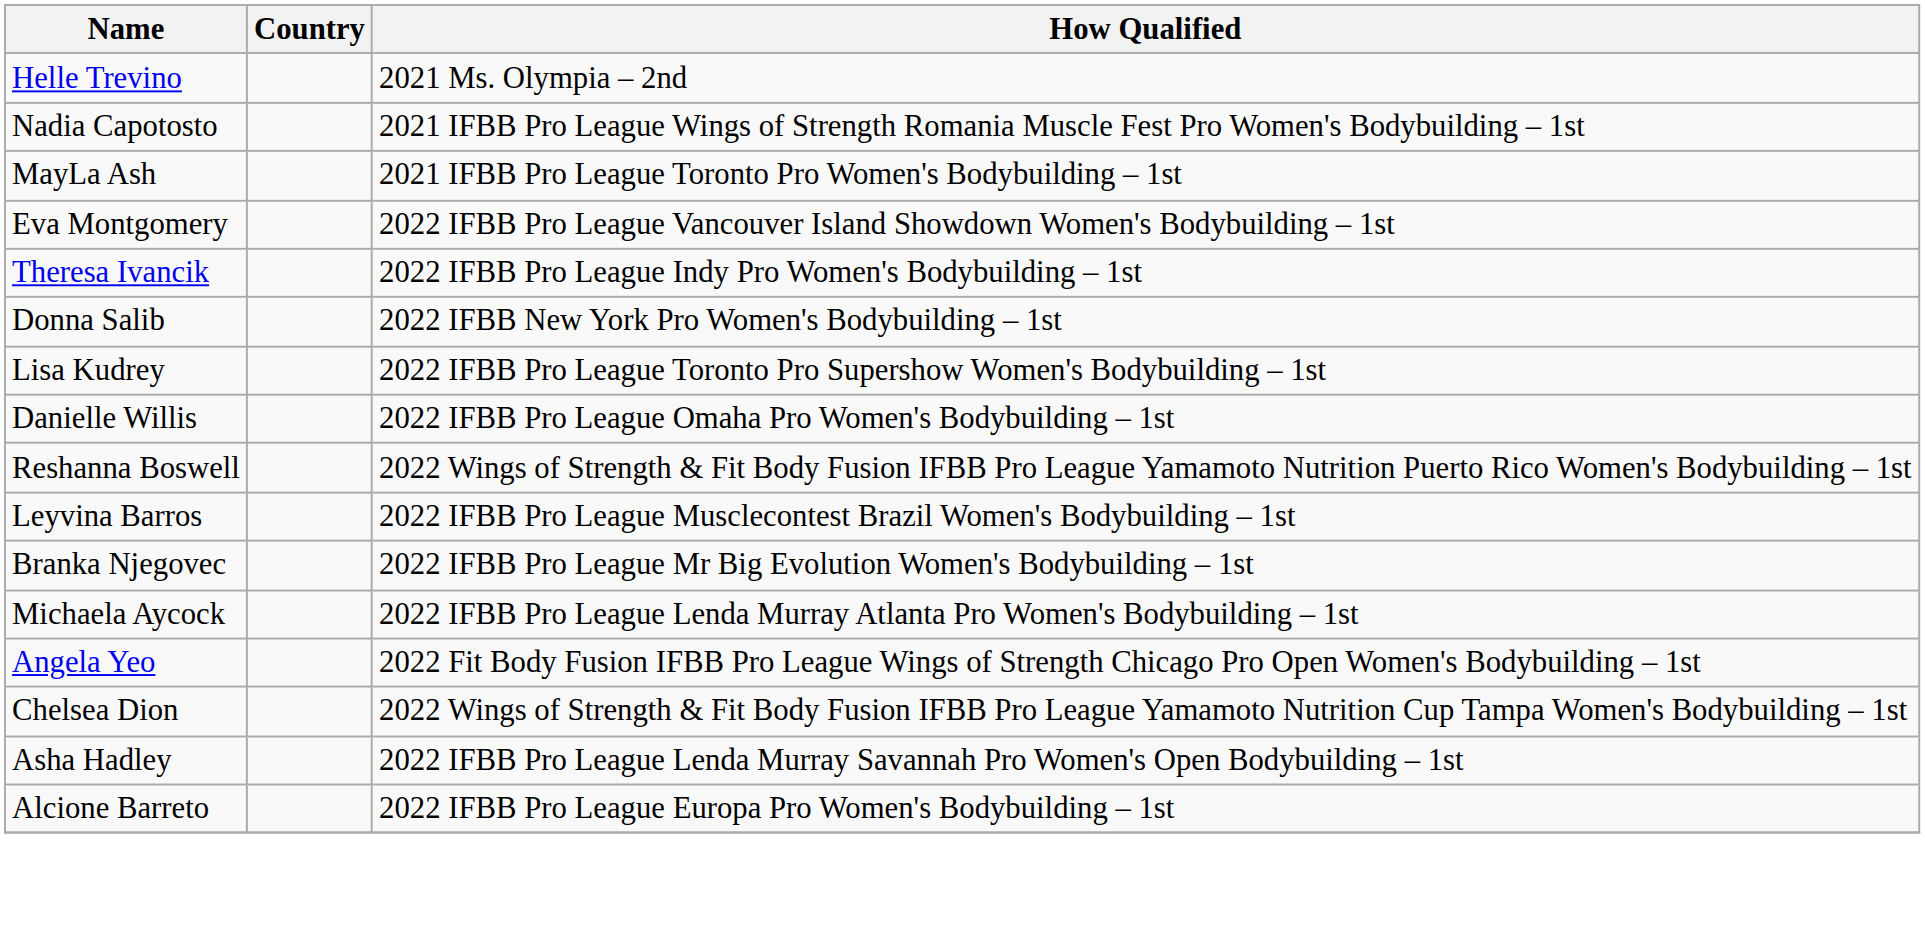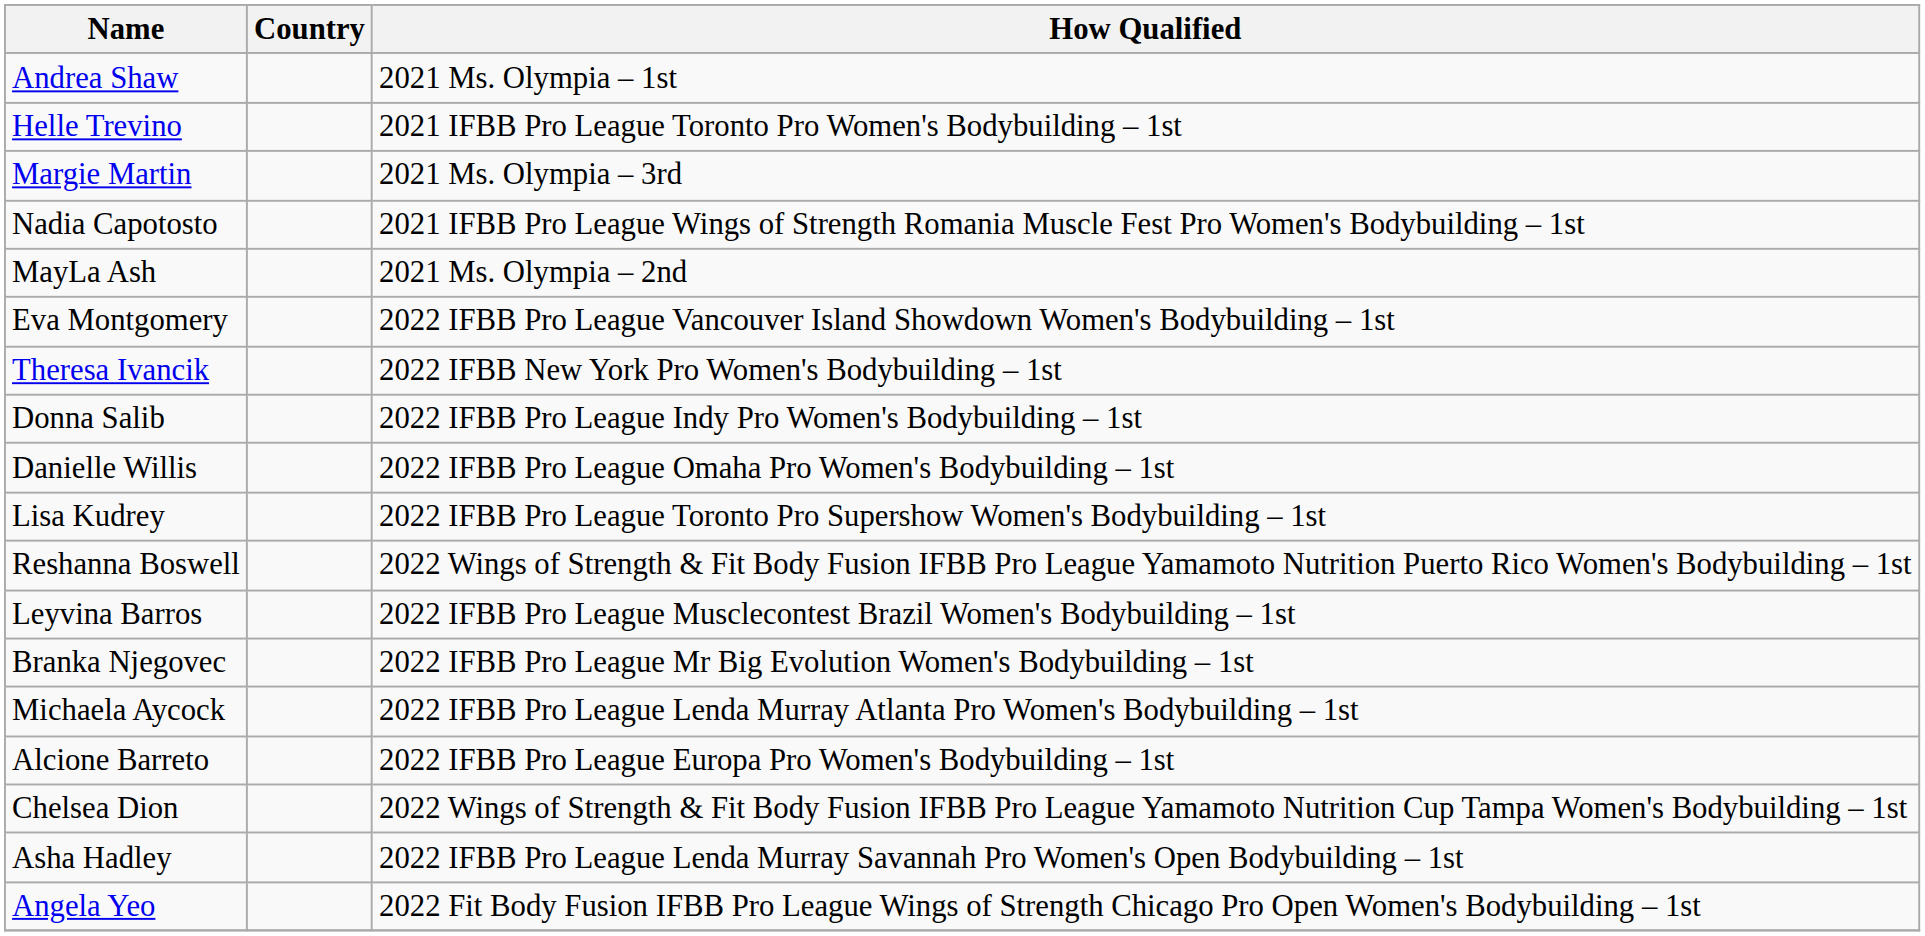+ row: (95, 77)
(533, 77) 2021 Ms. Olympia – 2nd -> (781, 126) 2021 IFBB Pro League Toronto Pro Women's Bodybuilding – 1st
+ row: (102, 175)
(781, 175) 2021 IFBB Pro League Toronto Pro Women's Bodybuilding – 1st -> (533, 272) 2021 Ms. Olympia – 2nd
(761, 272) 2022 IFBB Pro League Indy Pro Women's Bodybuilding – 1st -> (720, 369) 2022 IFBB New York Pro Women's Bodybuilding – 1st
(720, 321) 2022 IFBB New York Pro Women's Bodybuilding – 1st -> (761, 418) 2022 IFBB Pro League Indy Pro Women's Bodybuilding – 1st
rows swapped: (88, 369) <-> (105, 418)
rows swapped: (84, 662) <-> (111, 808)
